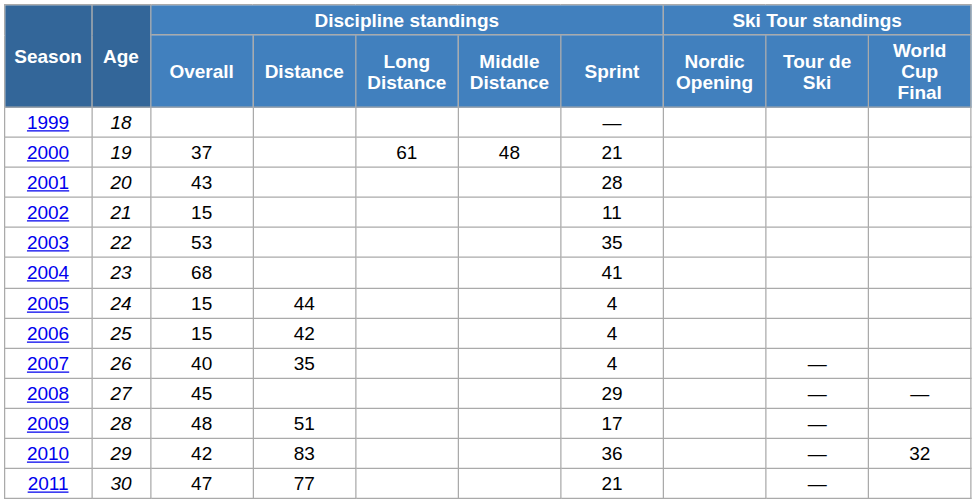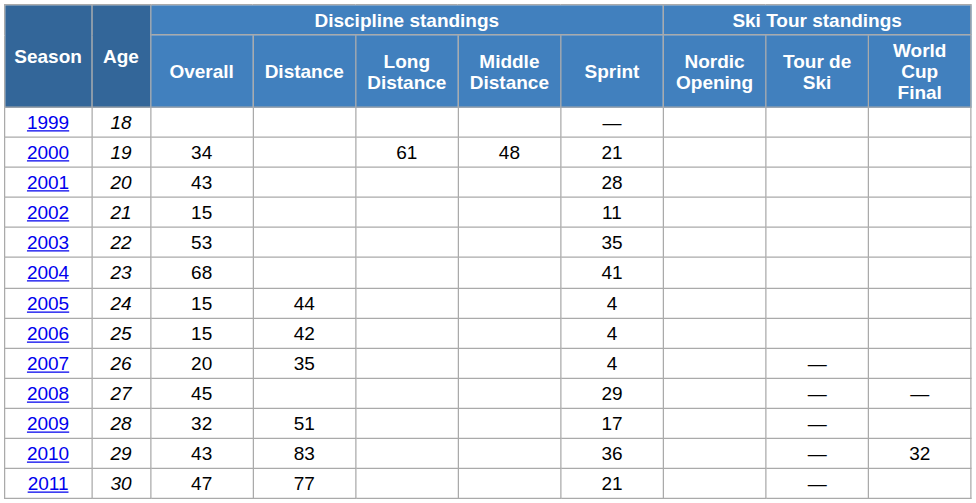(202, 153) 37 -> (202, 153) 34
(202, 363) 40 -> (202, 363) 20
(202, 423) 48 -> (202, 423) 32
(202, 453) 42 -> (202, 453) 43
